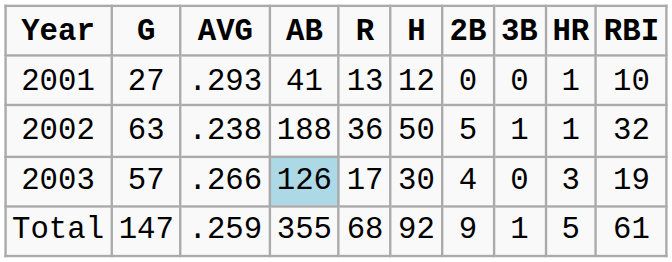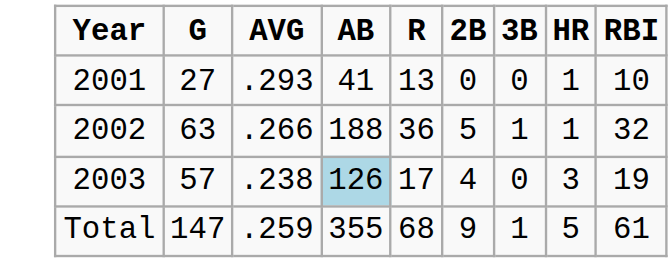- column: (416, 31)
(225, 131) .238 -> (277, 131) .266
(225, 181) .266 -> (277, 181) .238
